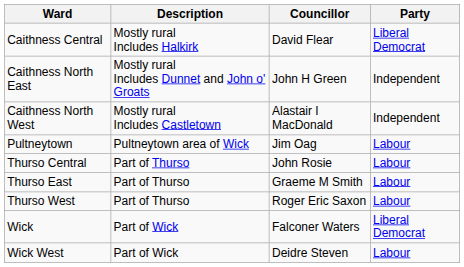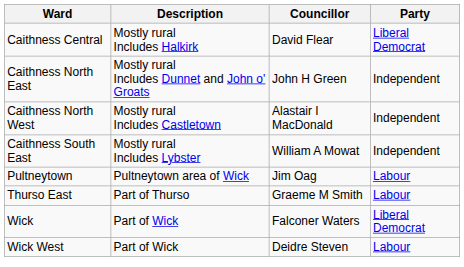+ row: (51, 150)
- row: (47, 163)
- row: (41, 201)
